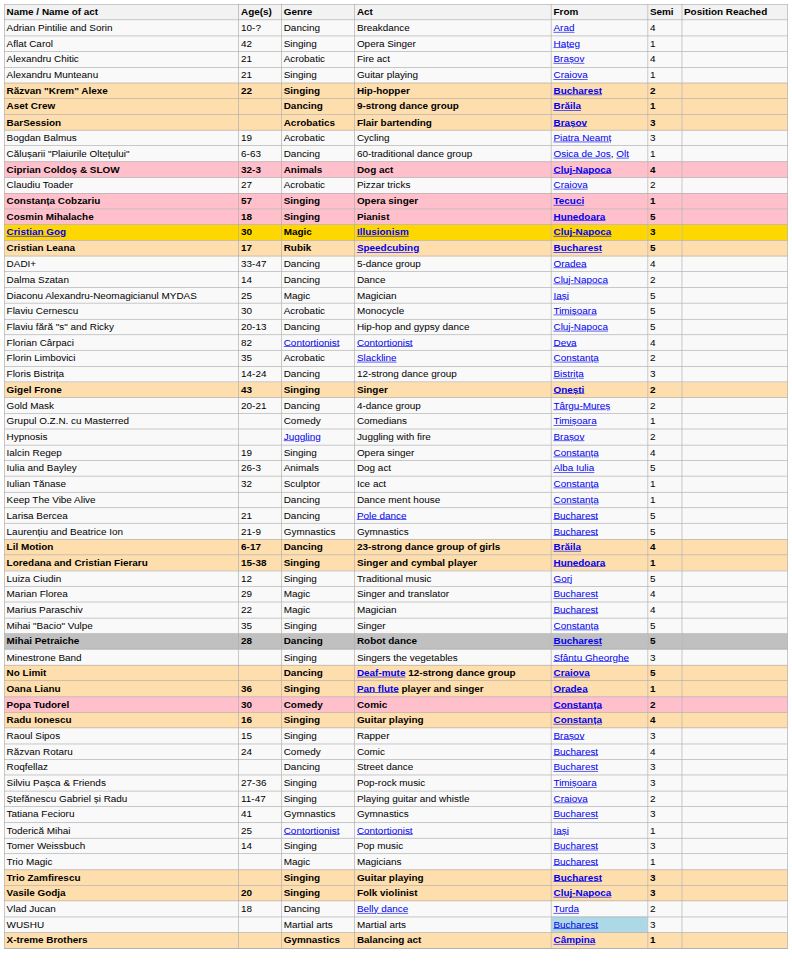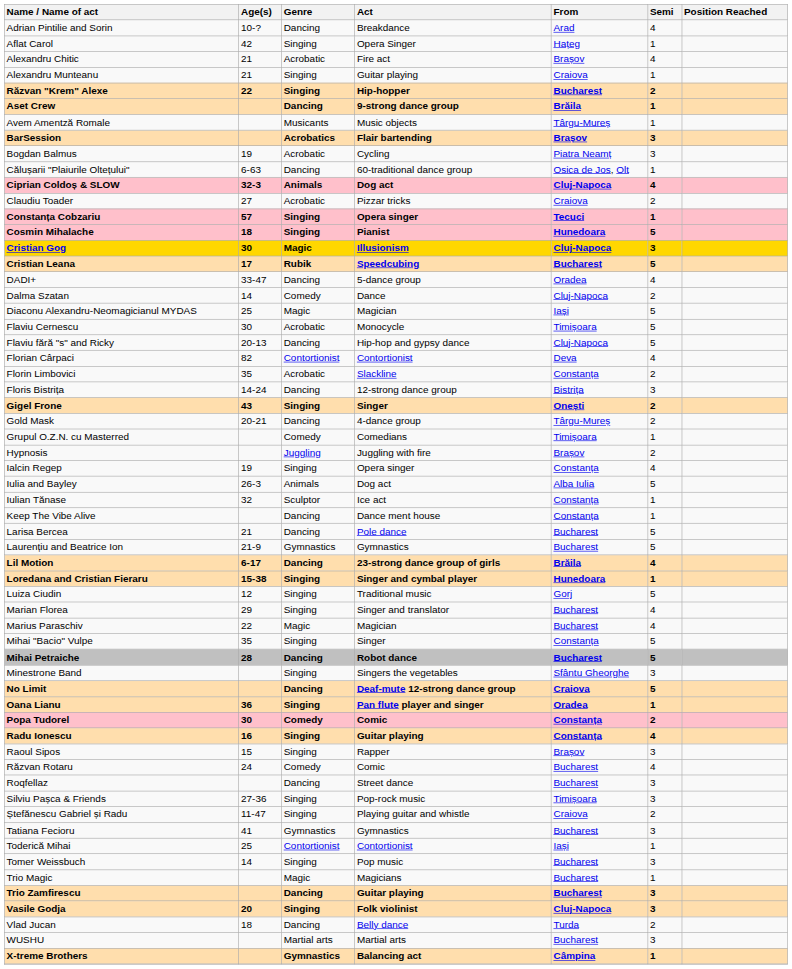+ row: (58, 122)
(302, 279) Dancing -> (302, 295) Comedy
(297, 594) Magic -> (300, 610) Singing
(302, 877) Singing -> (303, 893) Dancing
(576, 924) lightblue background -> (576, 940) no background
